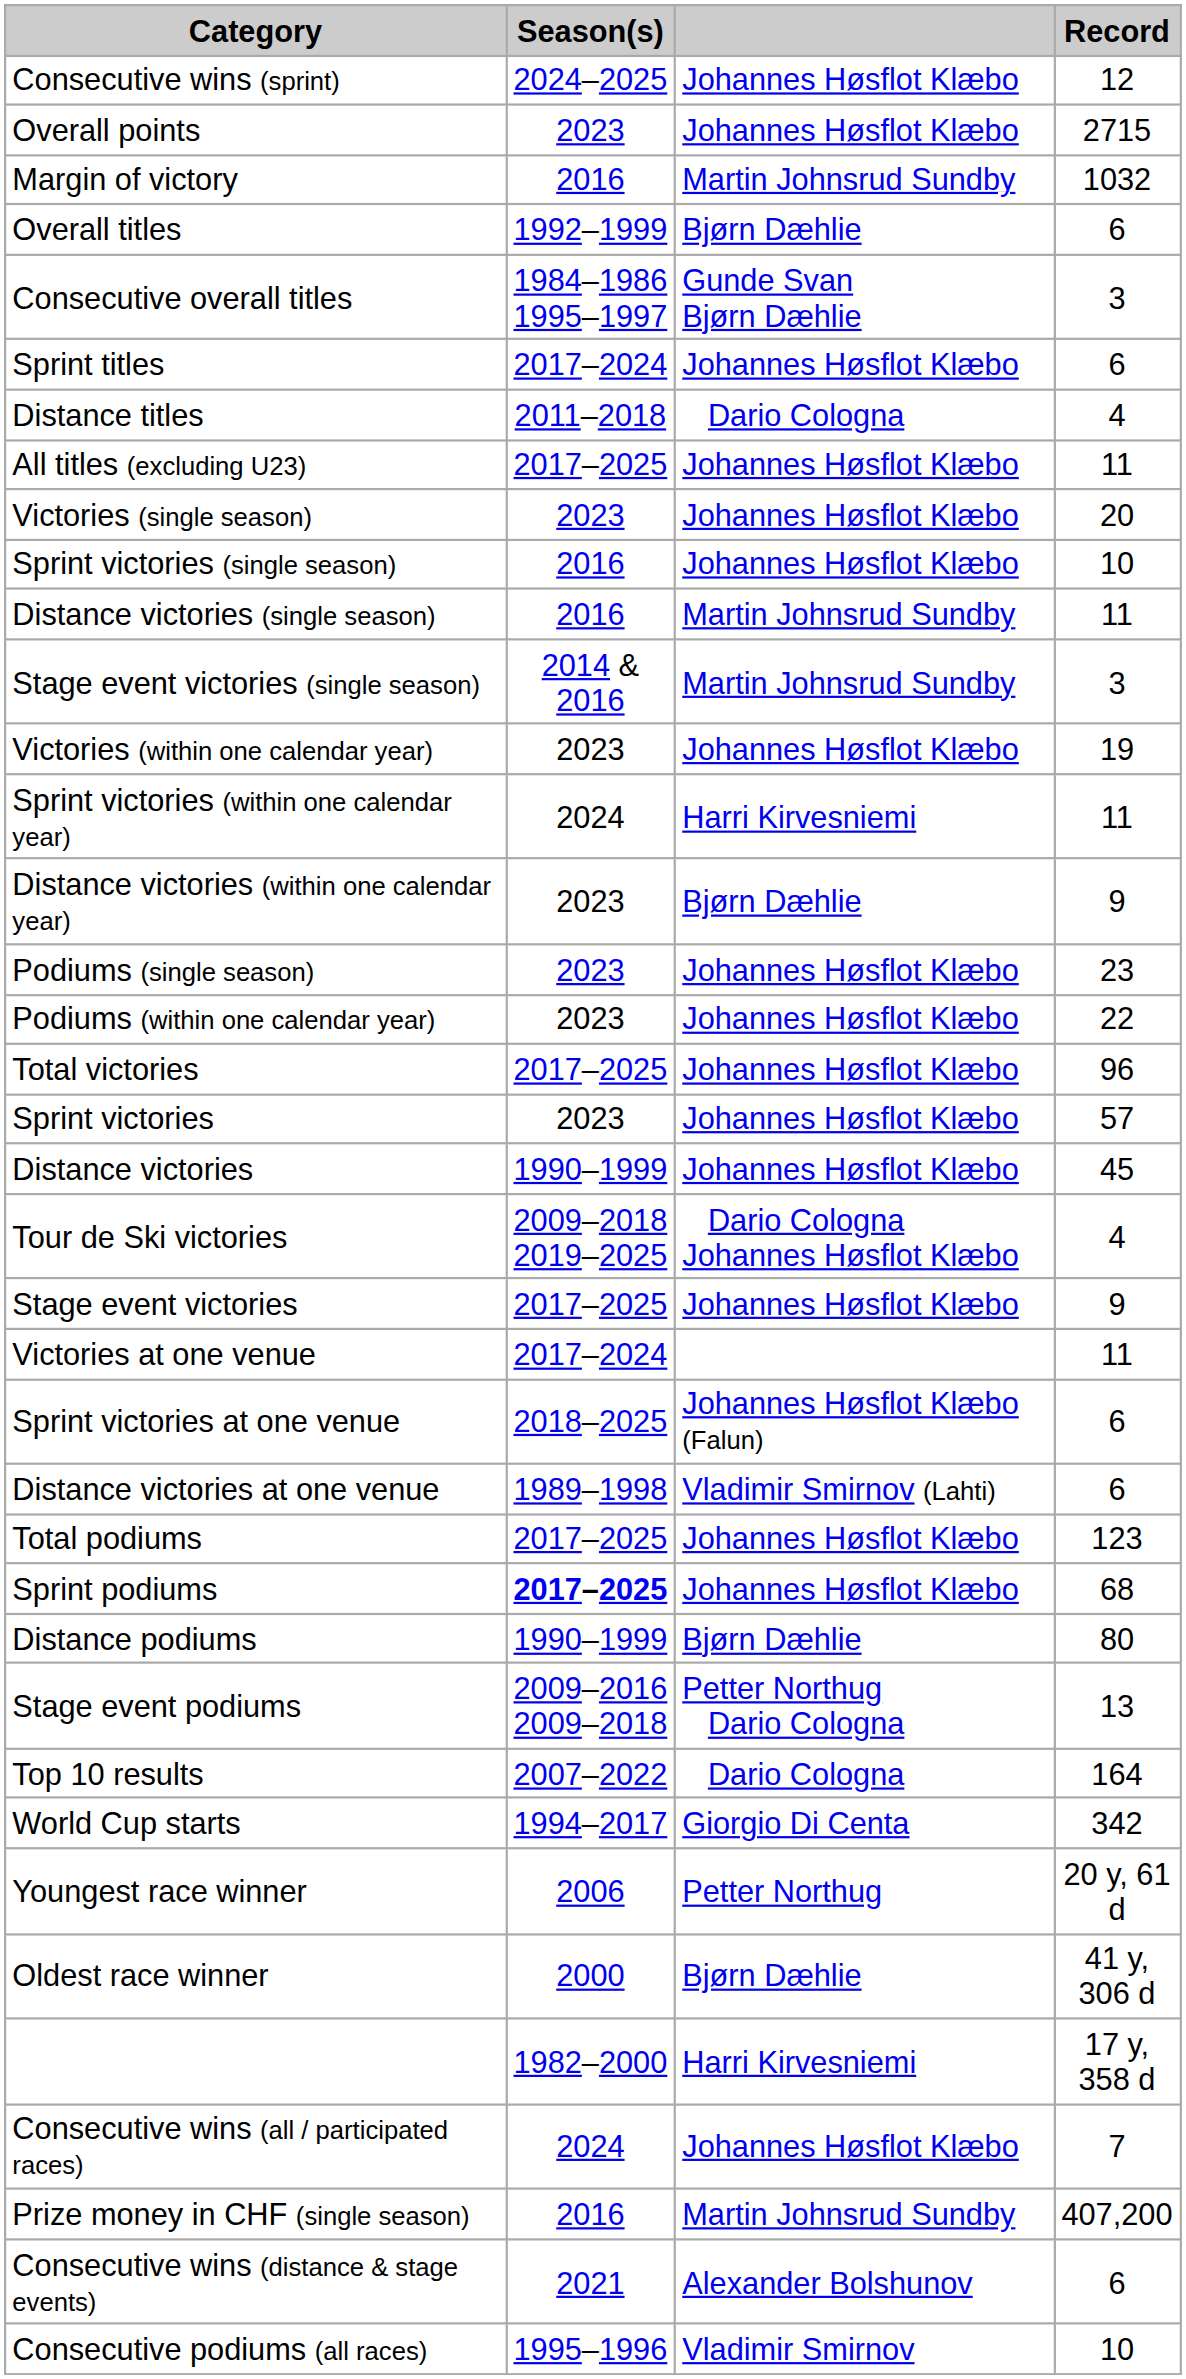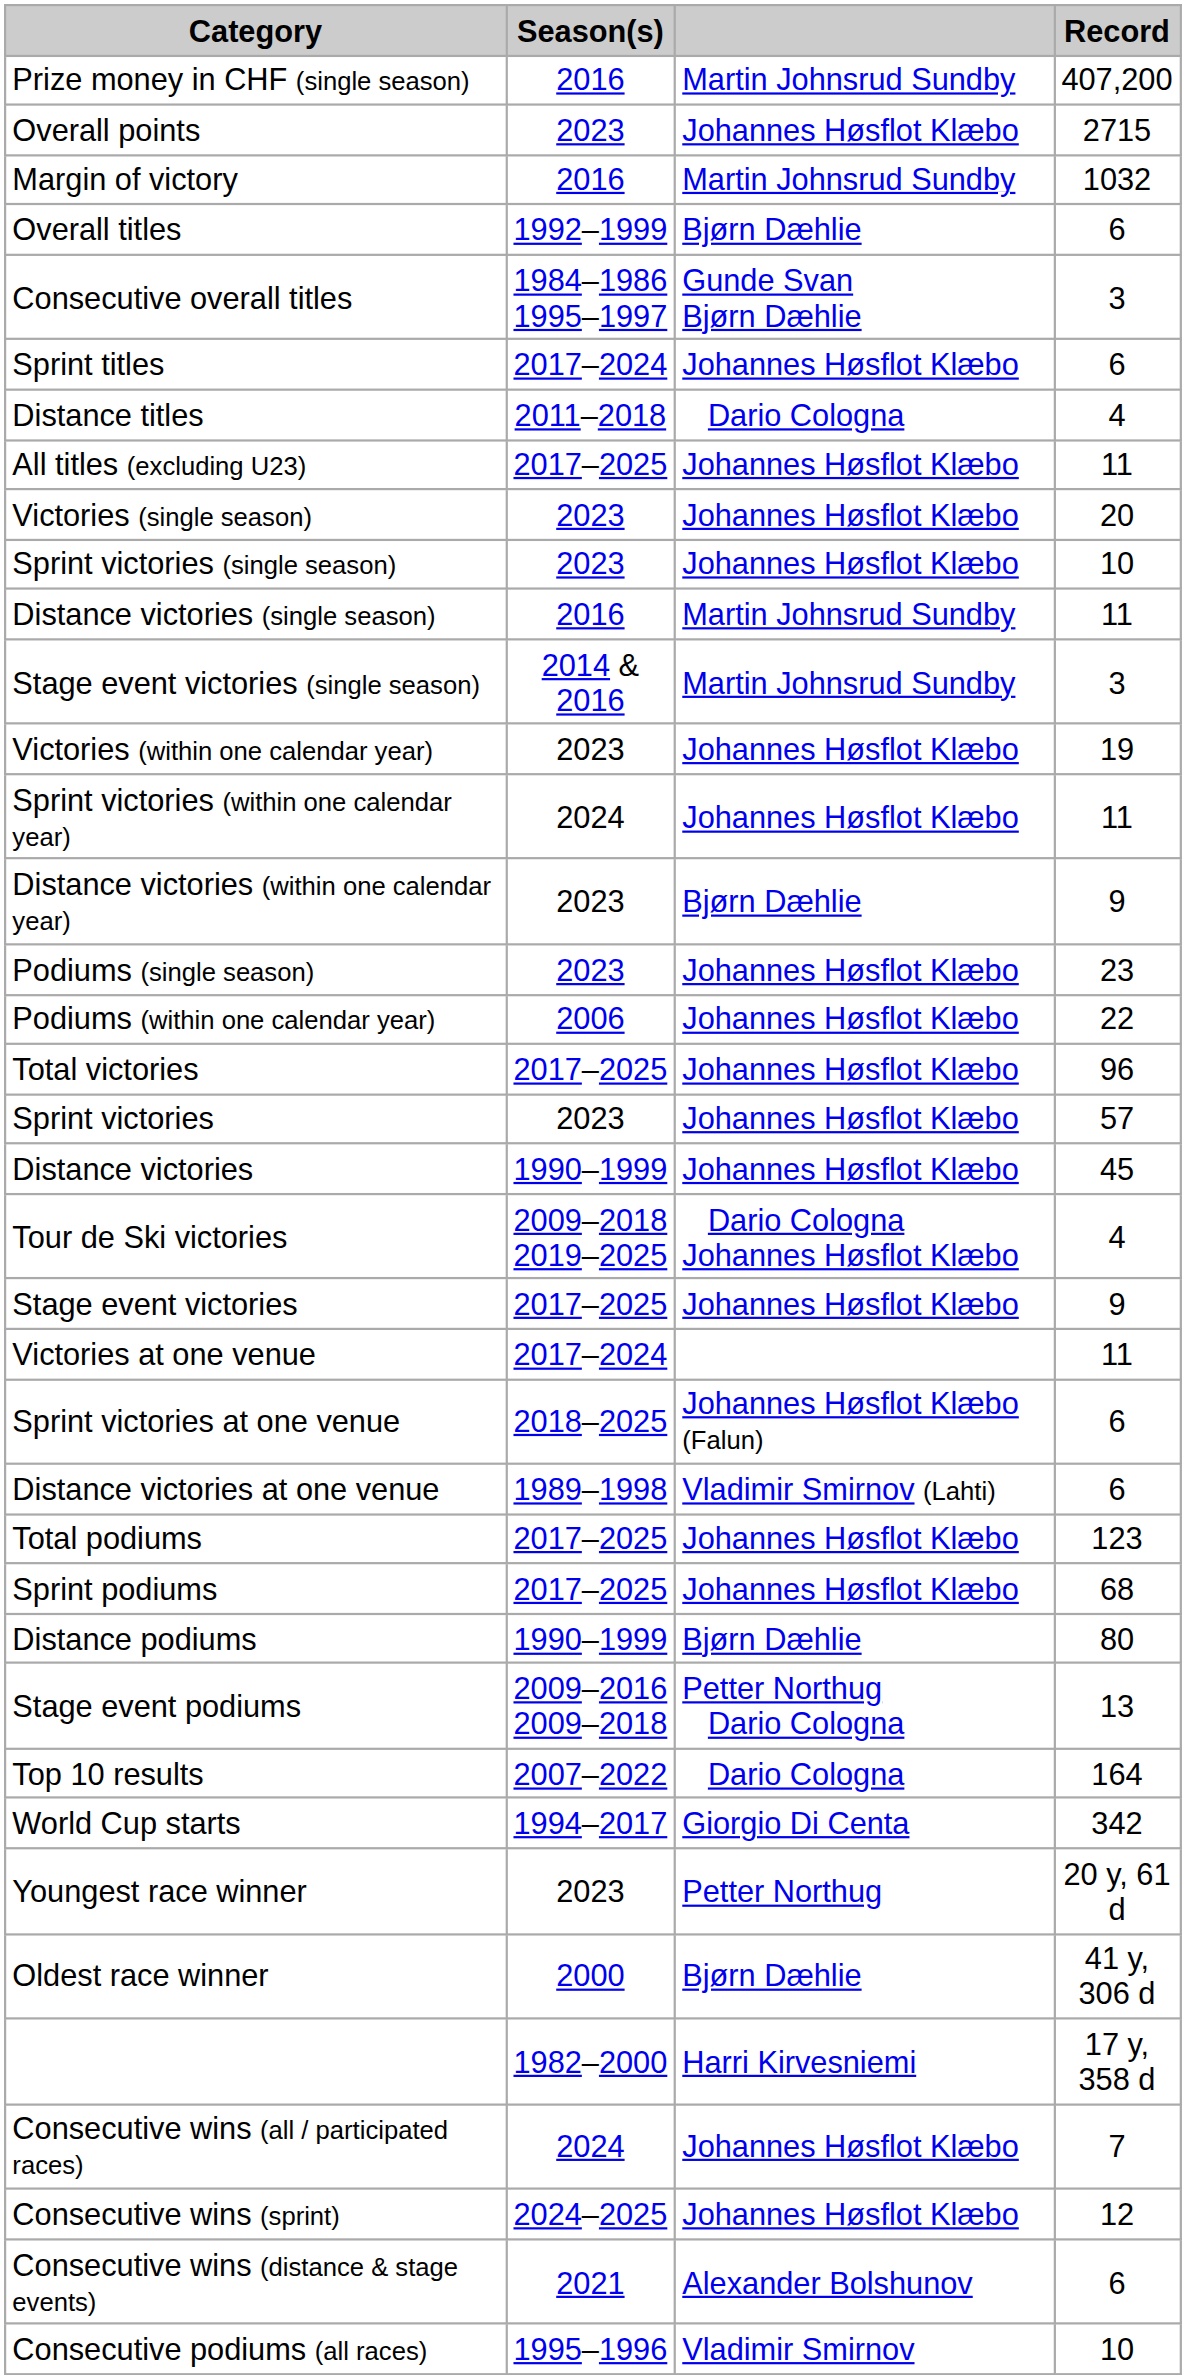rows swapped: (241, 2214) <-> (176, 80)
(590, 564) 2016 -> (590, 564) 2023
(799, 816) Harri Kirvesniemi -> (851, 816) Johannes Høsflot Klæbo
(590, 1019) 2023 -> (590, 1019) 2006
(590, 1588) bold -> (590, 1588) normal
(590, 1891) 2006 -> (590, 1891) 2023
